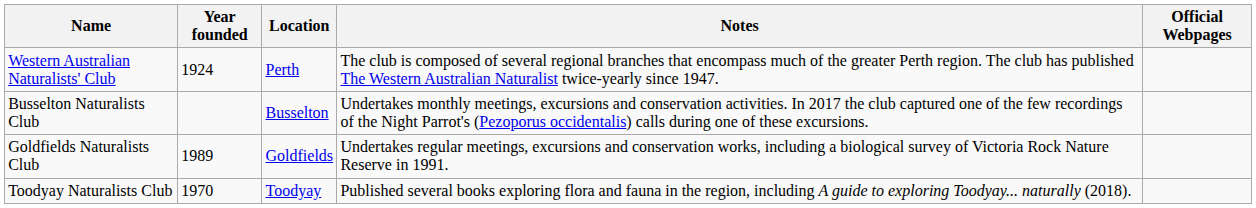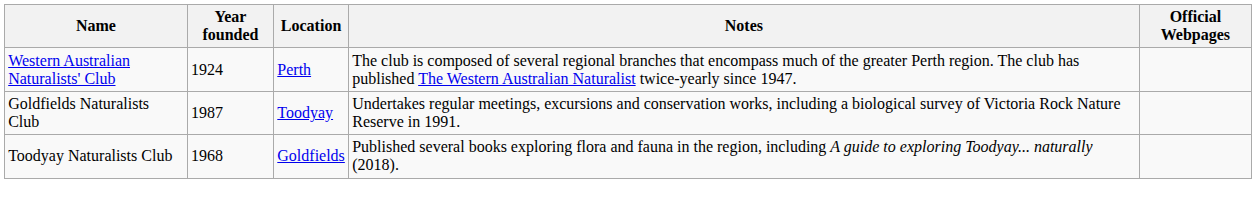- row: (76, 112)
(197, 156) 1989 -> (207, 112) 1987
(299, 156) Goldfields -> (305, 112) Toodyay
(197, 190) 1970 -> (207, 156) 1968
(293, 190) Toodyay -> (311, 156) Goldfields
